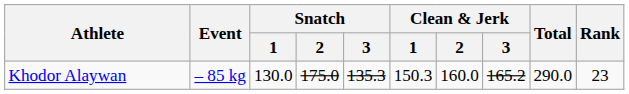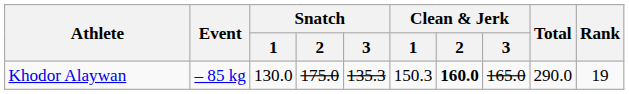(460, 75) normal -> (460, 75) bold
(506, 75) 165.2 -> (506, 75) 165.0
(600, 75) 23 -> (600, 75) 19
